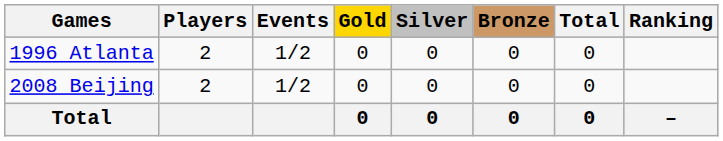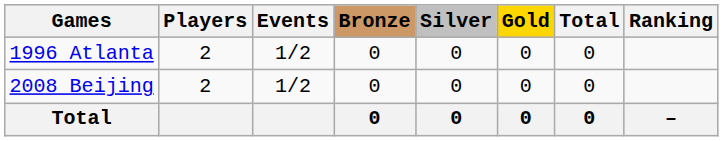columns swapped: (363, 21) <-> (514, 21)
